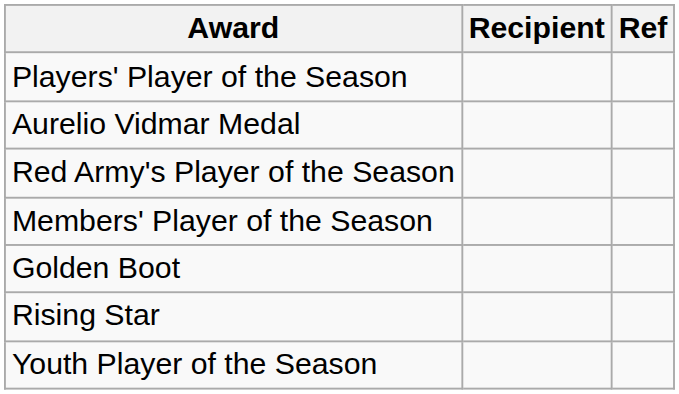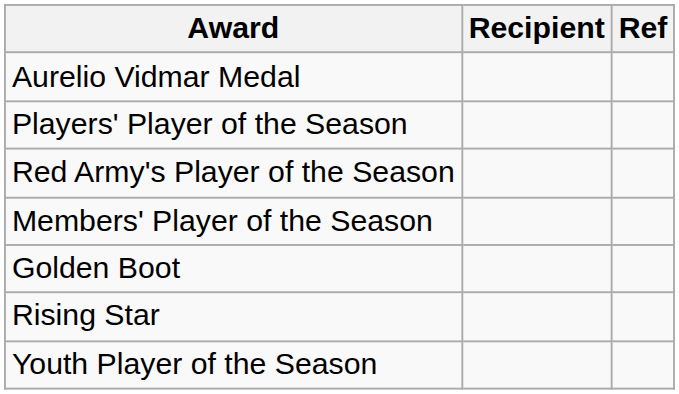rows swapped: (156, 124) <-> (210, 76)
